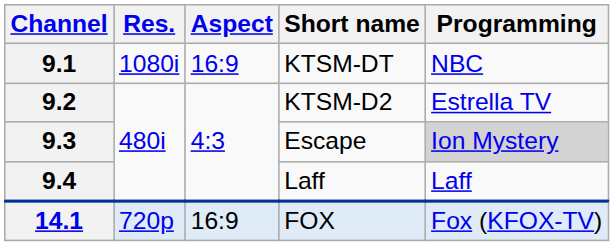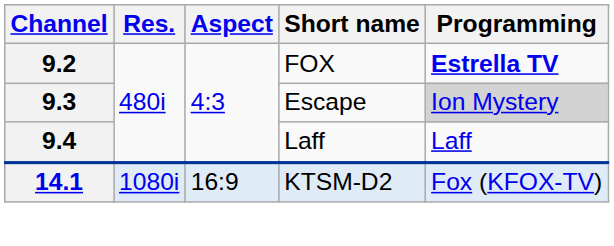- row: (59, 63)
(338, 102) KTSM-D2 -> (310, 63) FOX
(491, 102) normal -> (495, 63) bold
(146, 220) 720p -> (149, 181) 1080i
(310, 220) FOX -> (338, 181) KTSM-D2
